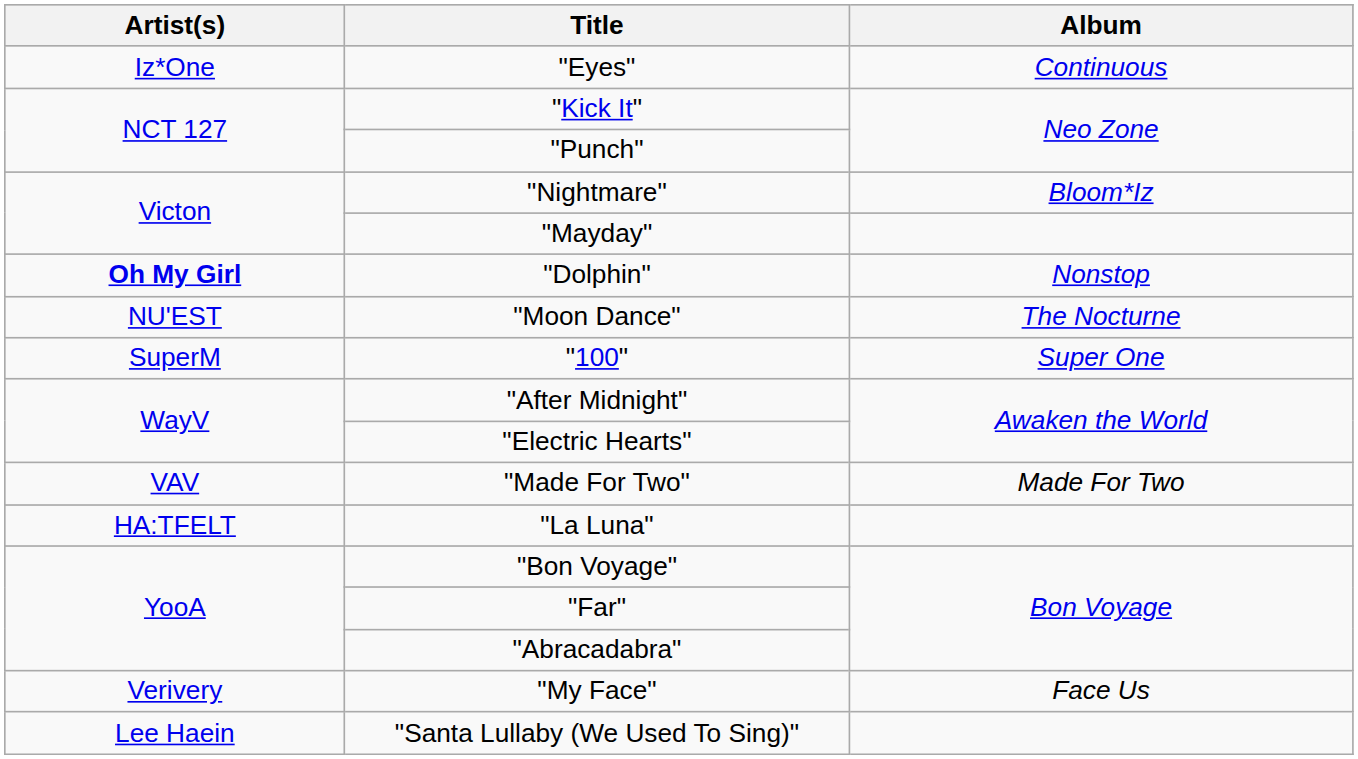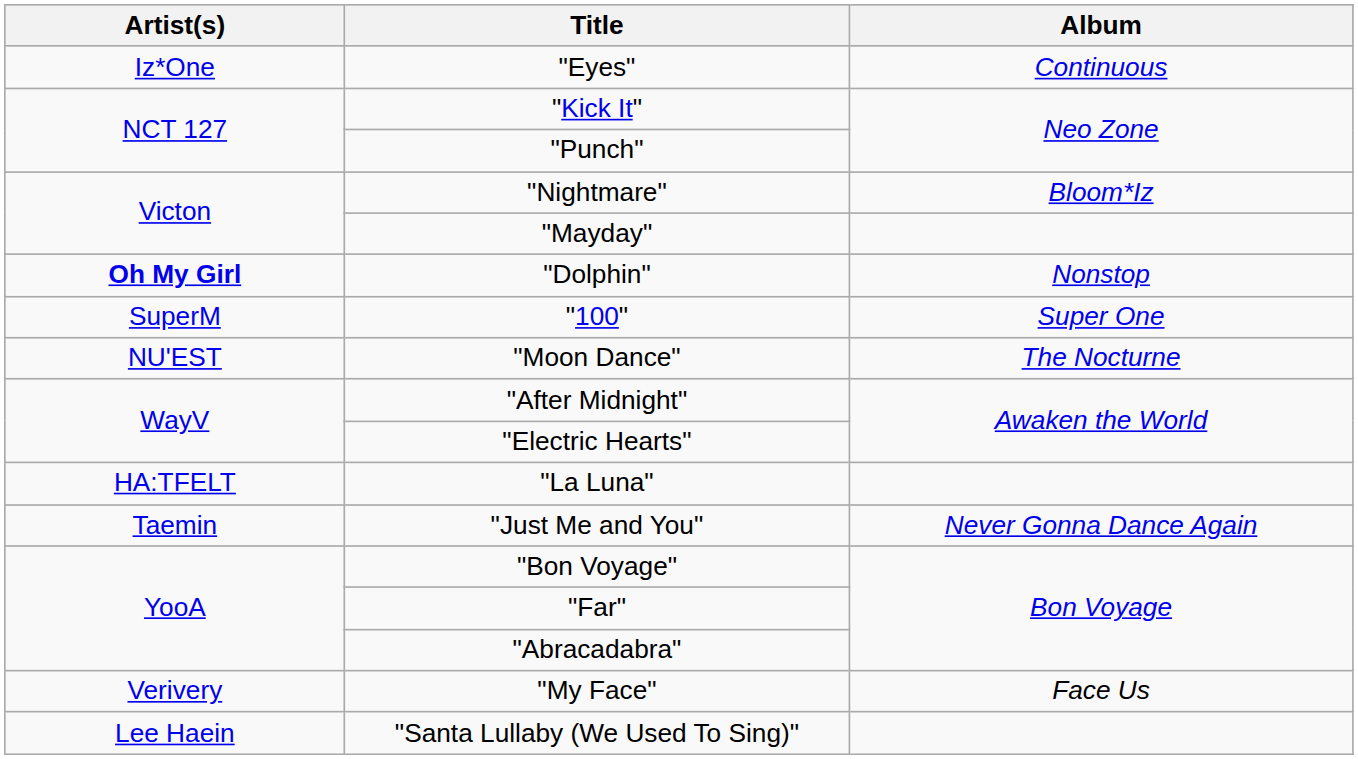rows swapped: (597, 358) <-> (597, 316)
- row: (597, 483)
+ row: (597, 524)
